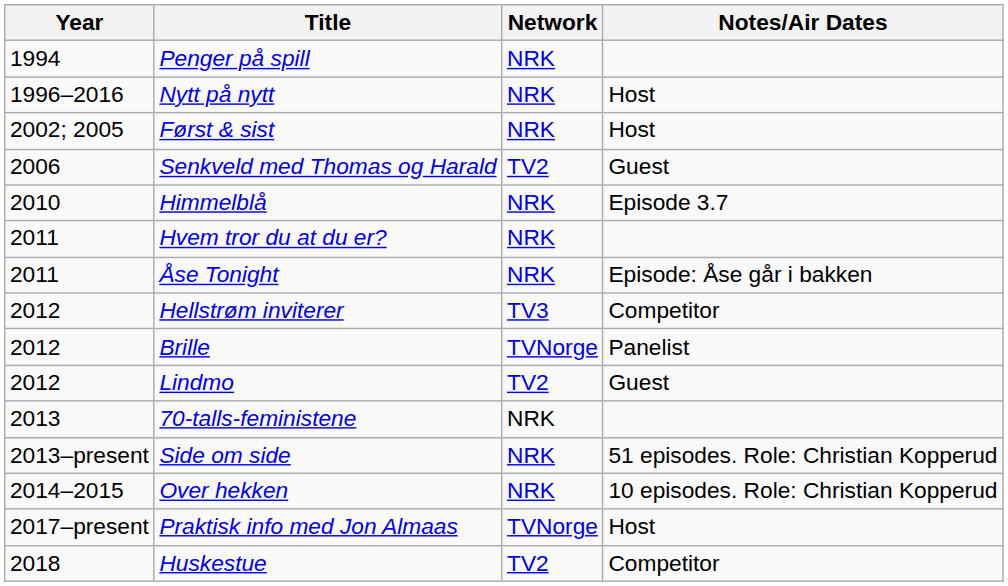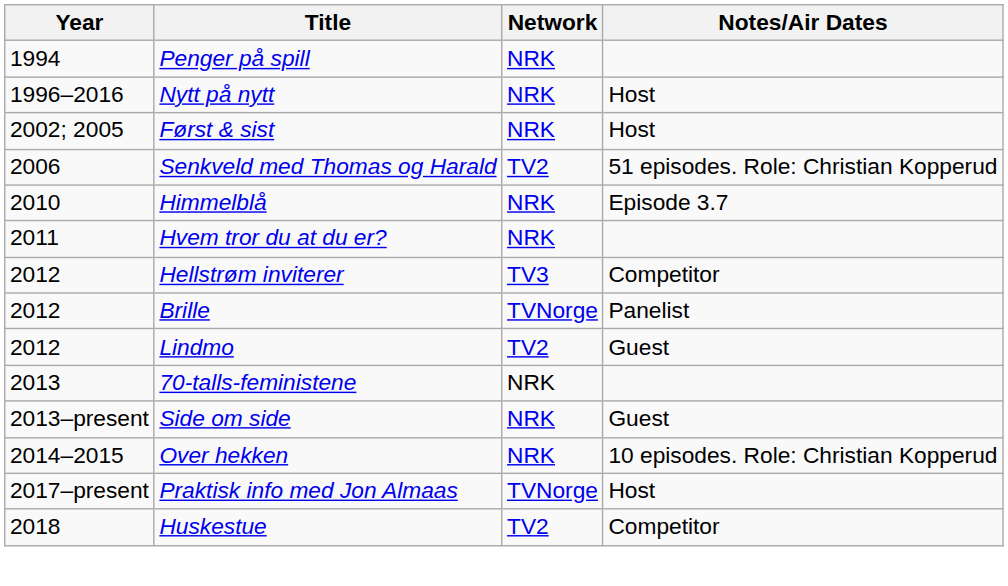(639, 166) Guest -> (803, 166) 51 episodes. Role: Christian Kopperud
- row: (219, 274)
(803, 454) 51 episodes. Role: Christian Kopperud -> (639, 418) Guest
